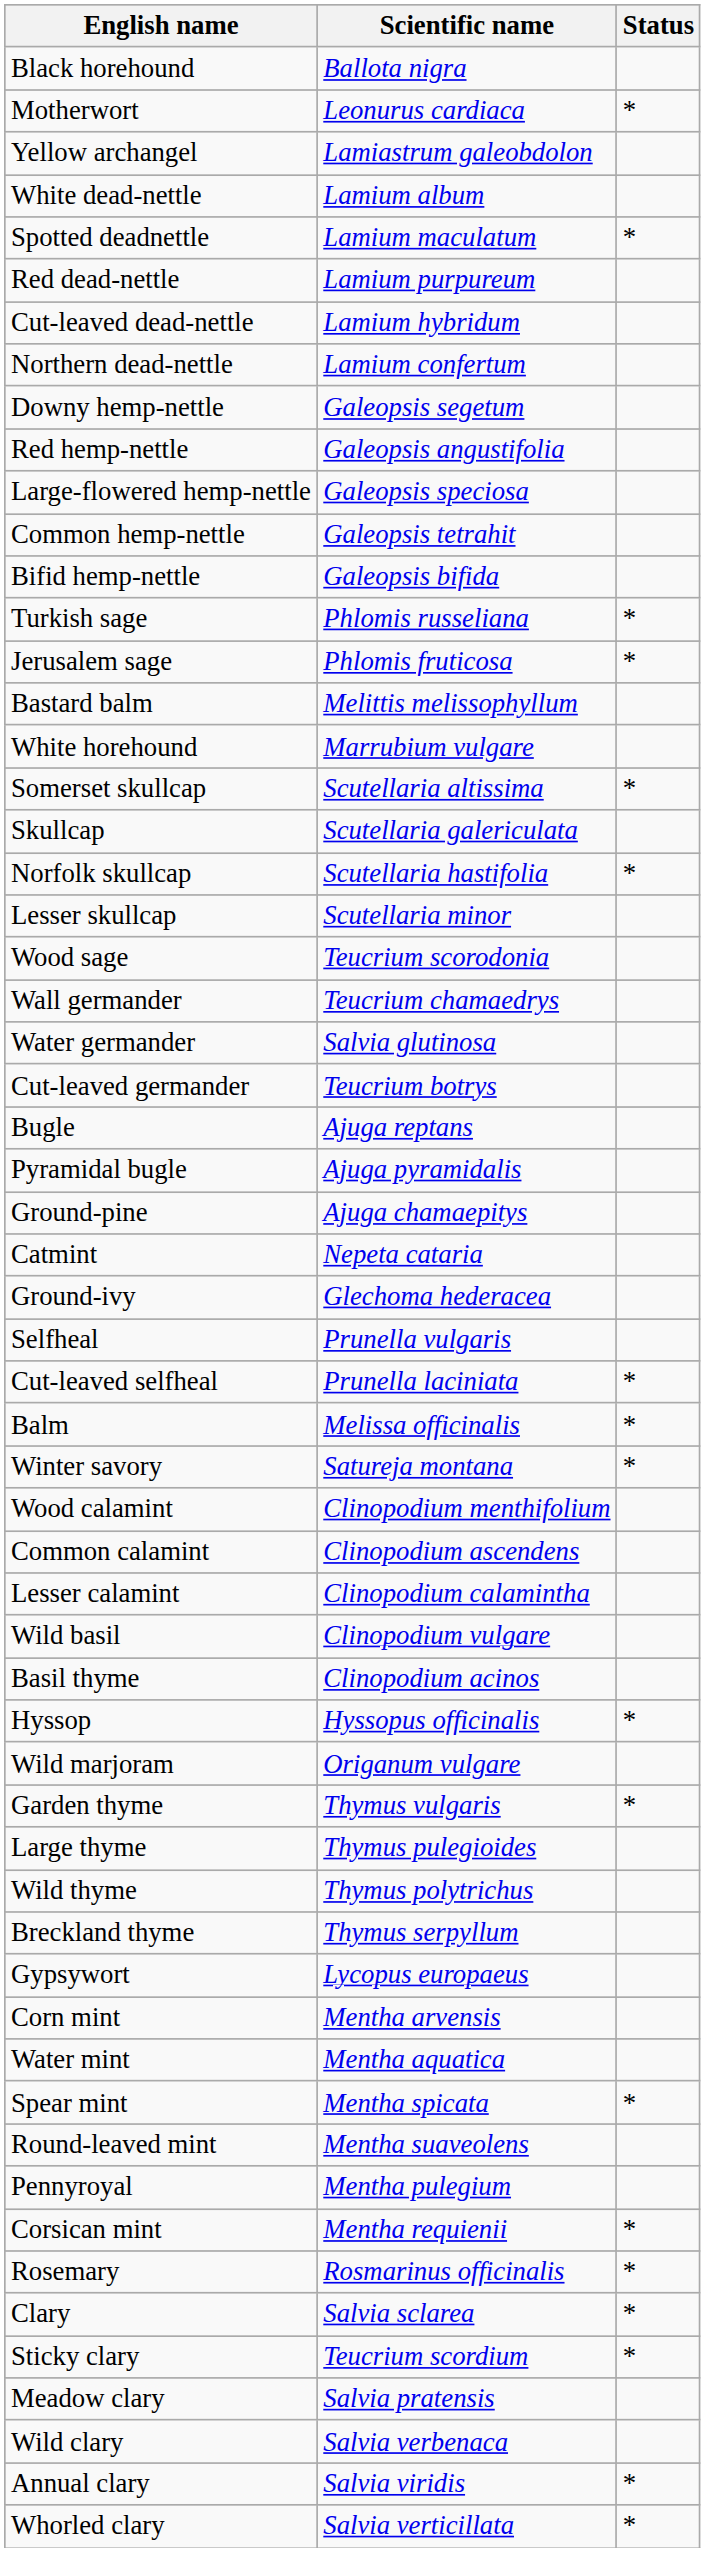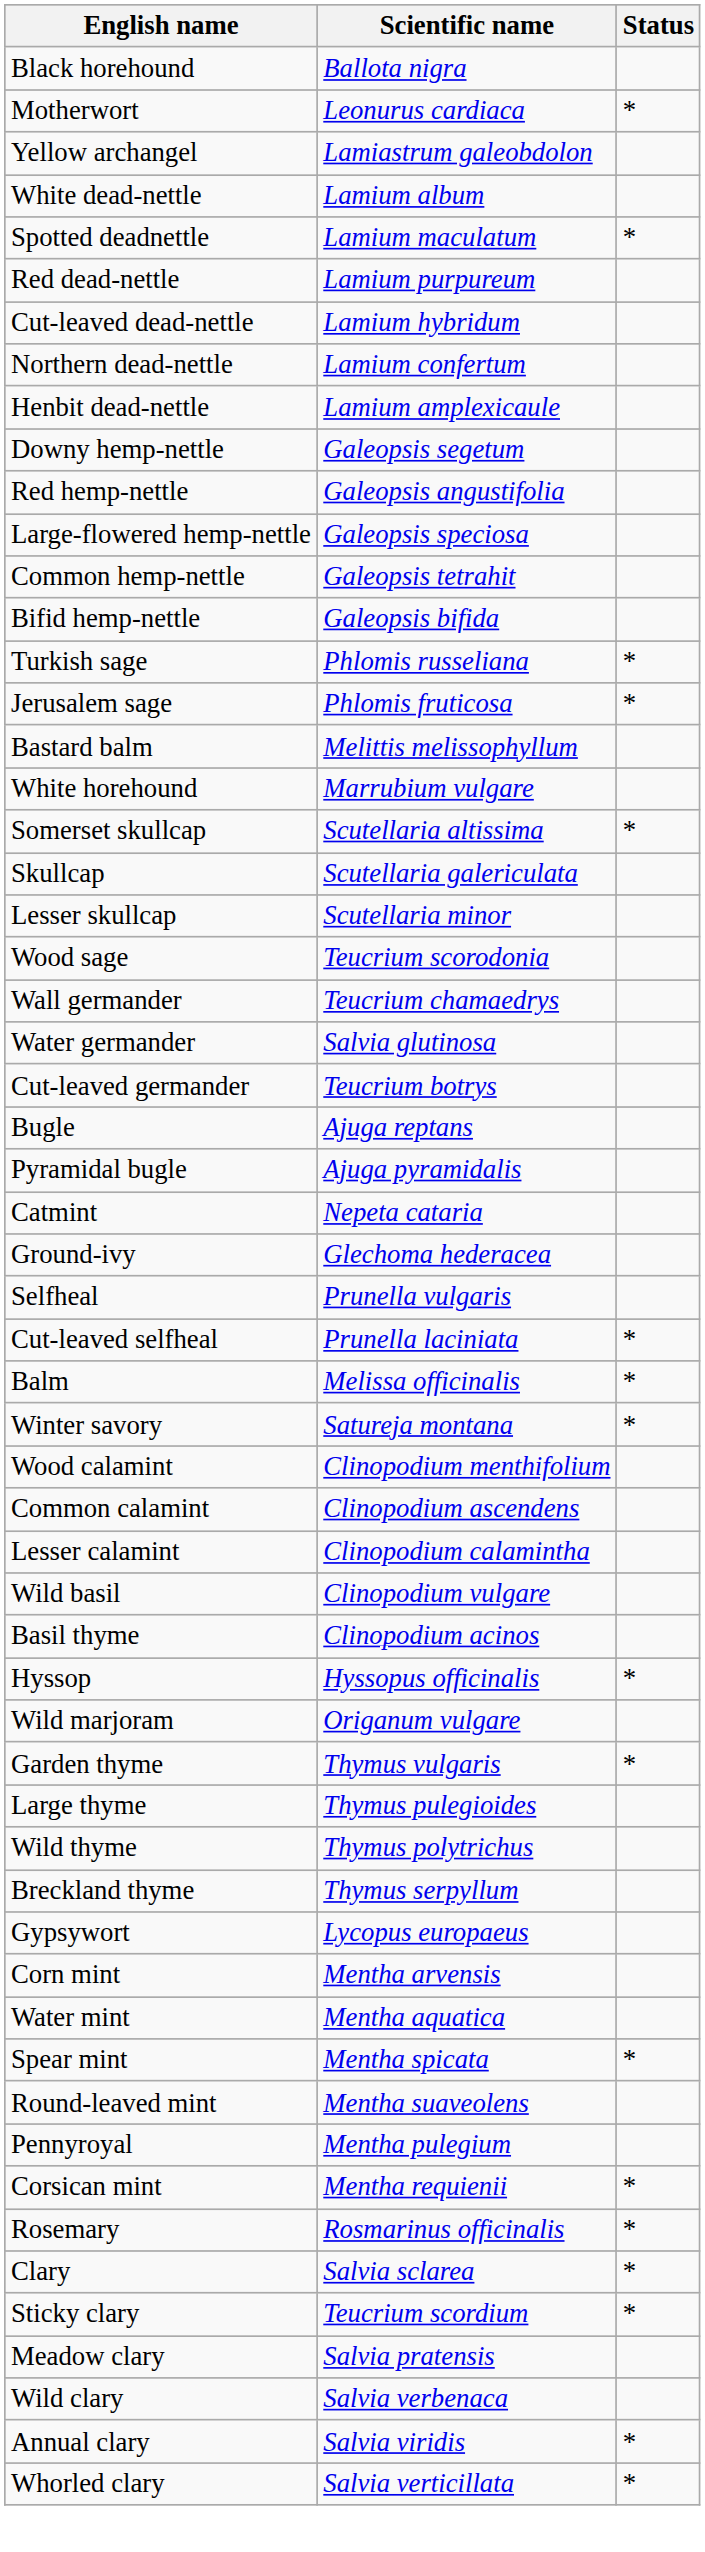+ row: (110, 407)
- row: (101, 873)
- row: (79, 1212)
